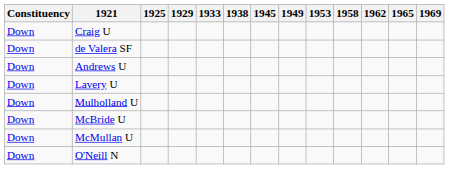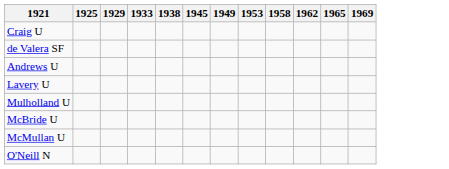- column: (38, 13)
